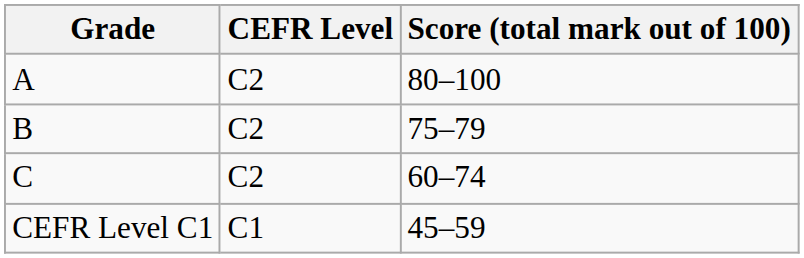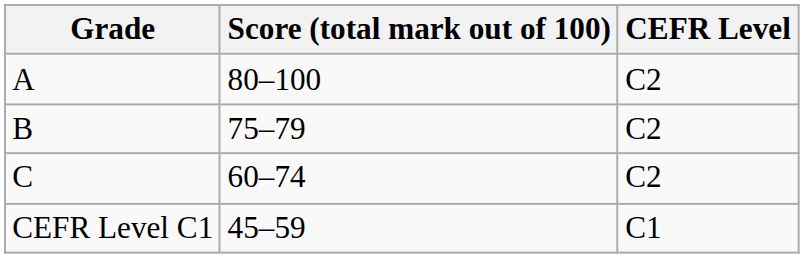columns swapped: (599, 29) <-> (310, 29)
